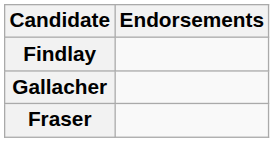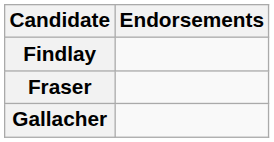rows swapped: (60, 119) <-> (60, 86)
